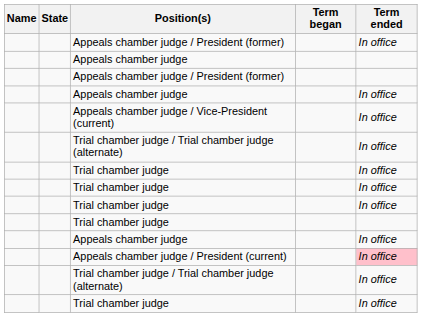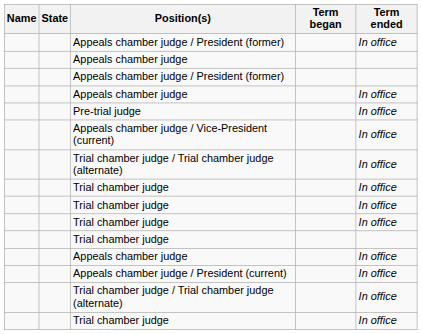+ row: (22, 111)
(378, 256) pink background -> (378, 274) no background
